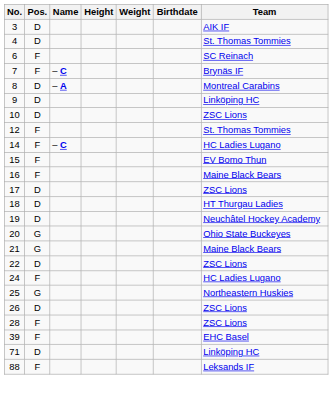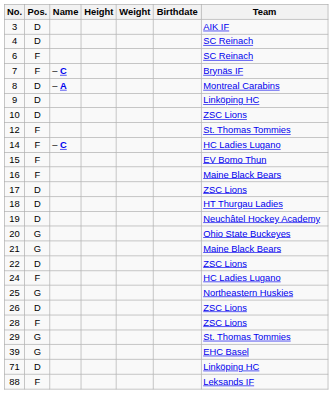(247, 42) St. Thomas Tommies -> (228, 42) SC Reinach
+ row: (15, 337)
(37, 337) F -> (37, 352) G
